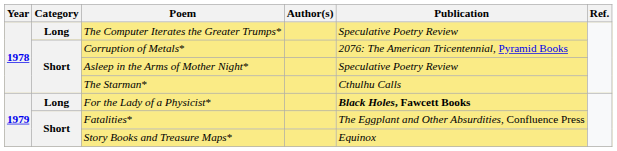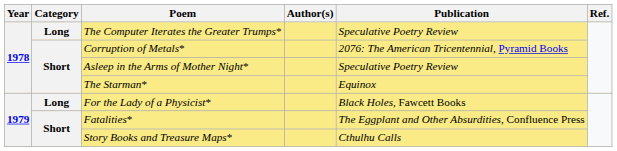(370, 84) Cthulhu Calls -> (357, 84) Equinox
(405, 102) bold -> (402, 102) normal
(357, 137) Equinox -> (370, 137) Cthulhu Calls
